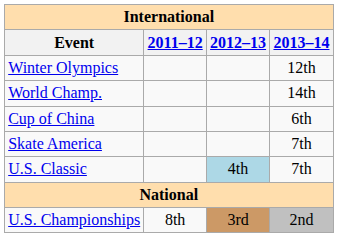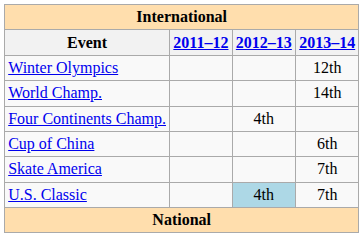+ row: (87, 118)
- row: (74, 220)
